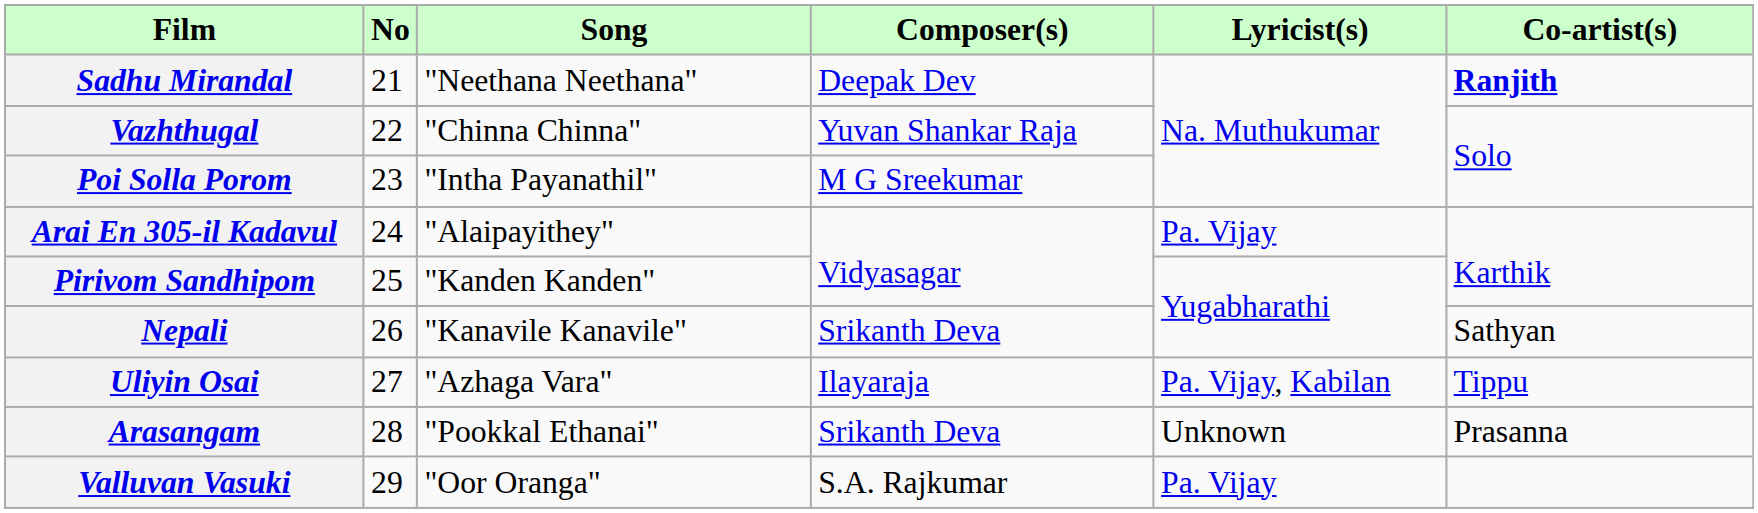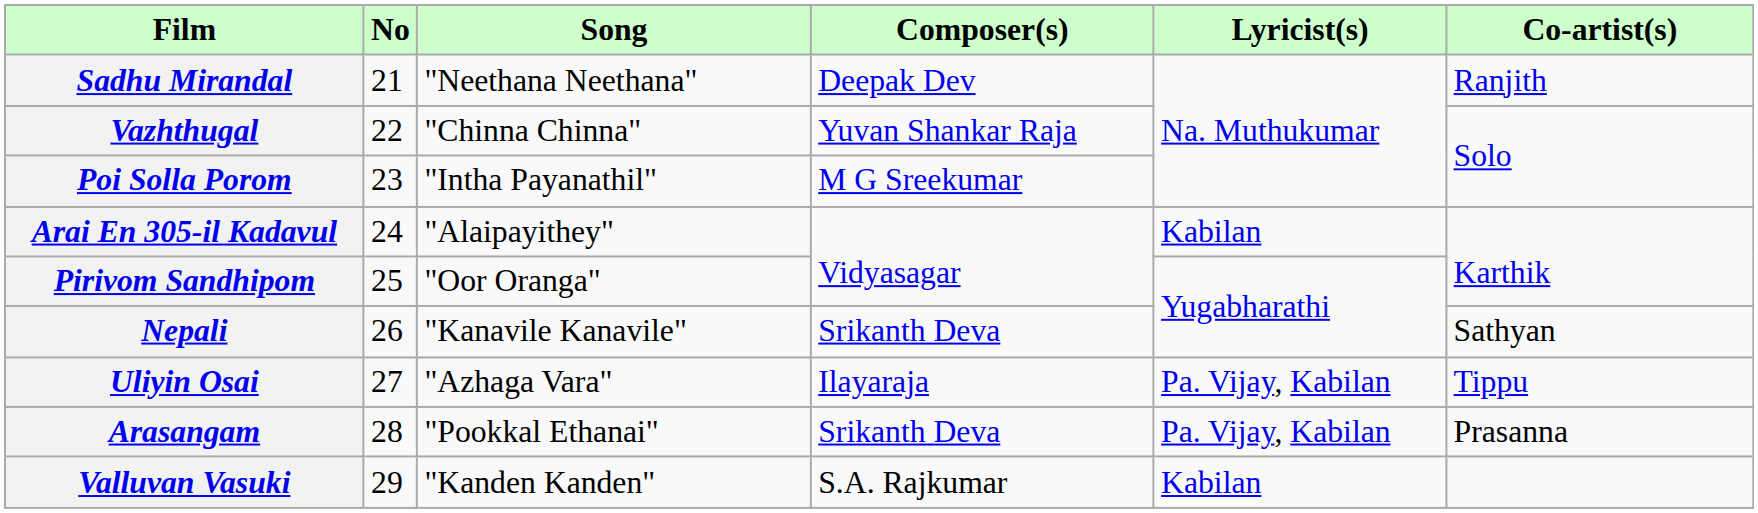(1506, 79) bold -> (1500, 79) normal
(1219, 230) Pa. Vijay -> (1211, 230) Kabilan
(540, 280) "Kanden Kanden" -> (513, 280) "Oor Oranga"
(1224, 431) Unknown -> (1276, 431) Pa. Vijay, Kabilan
(513, 481) "Oor Oranga" -> (540, 481) "Kanden Kanden"
(1219, 481) Pa. Vijay -> (1211, 481) Kabilan
